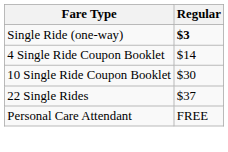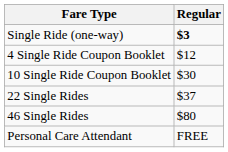(186, 55) $14 -> (186, 55) $12
+ row: (48, 116)
